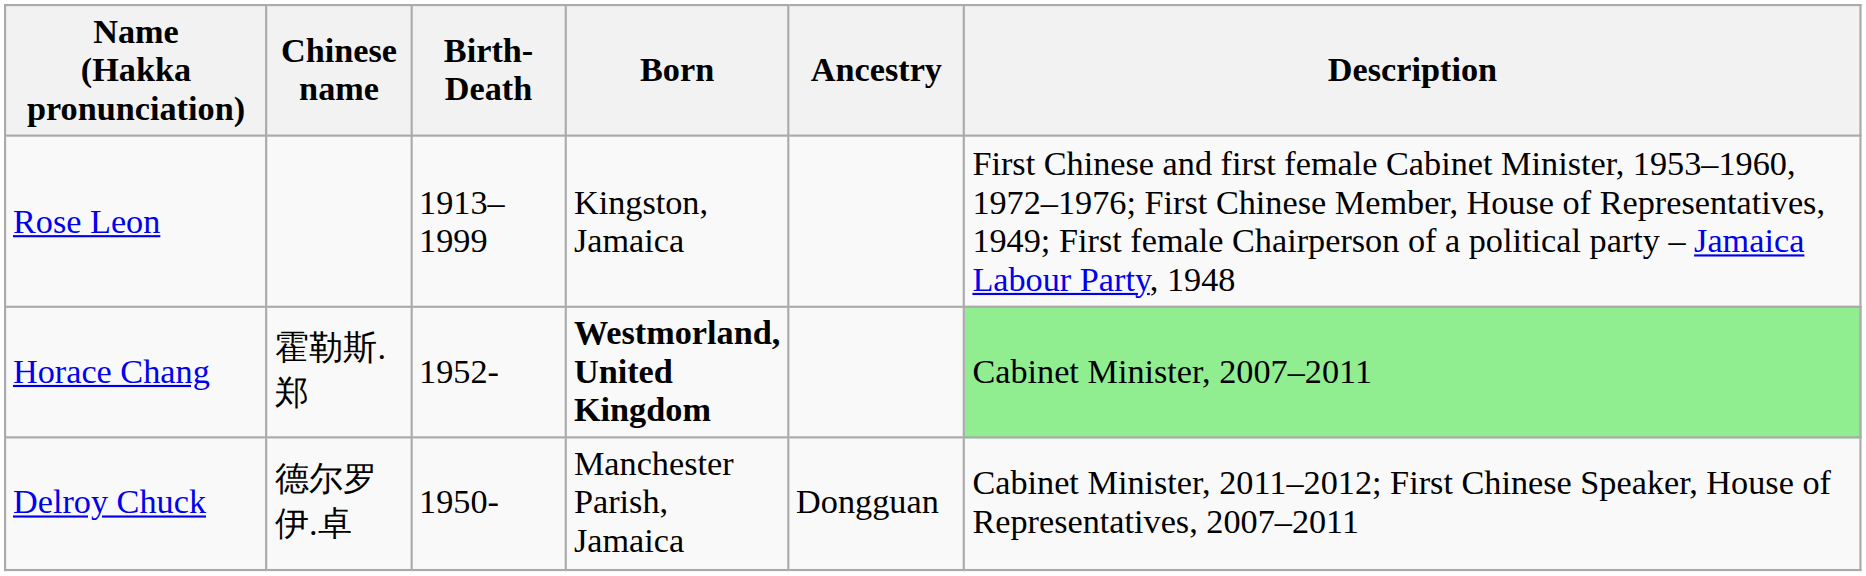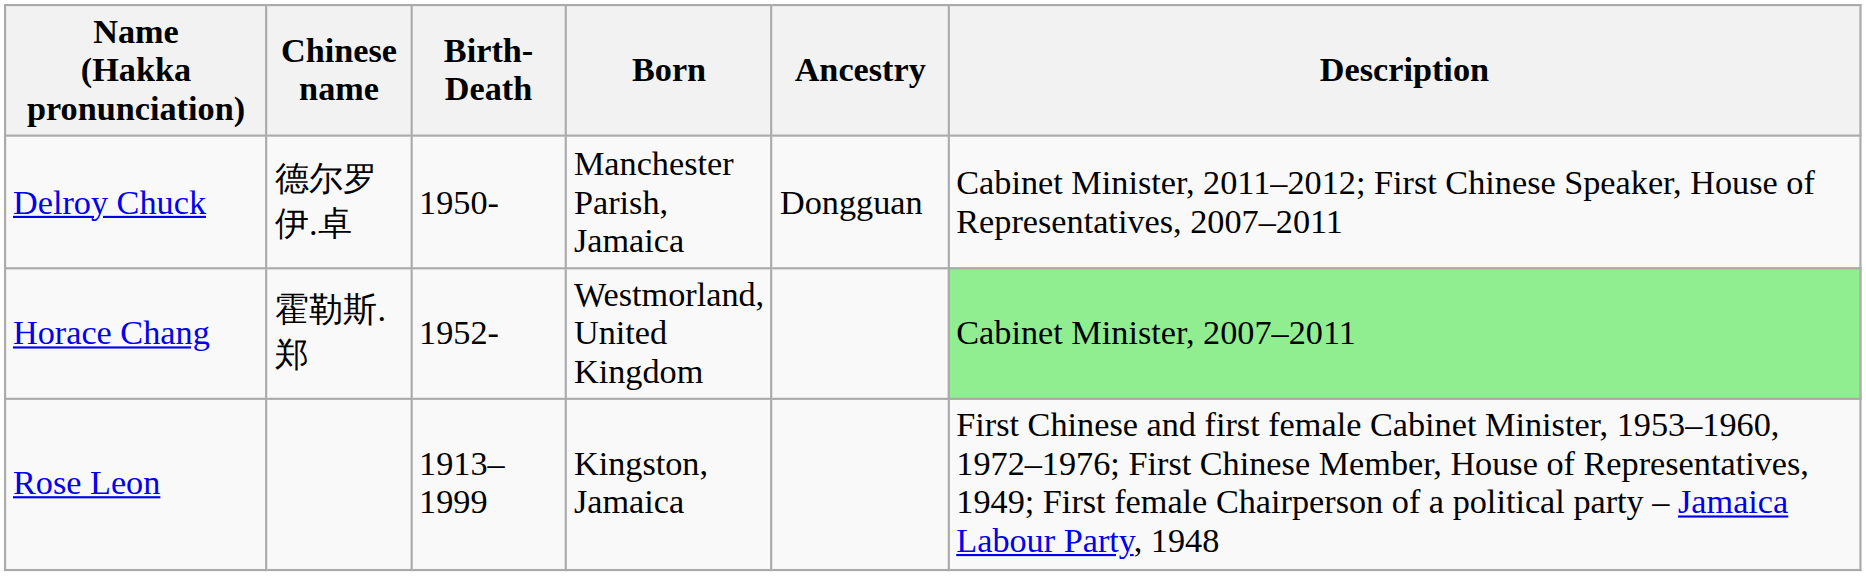rows swapped: (87, 220) <-> (109, 502)
(677, 371) bold -> (669, 332) normal
